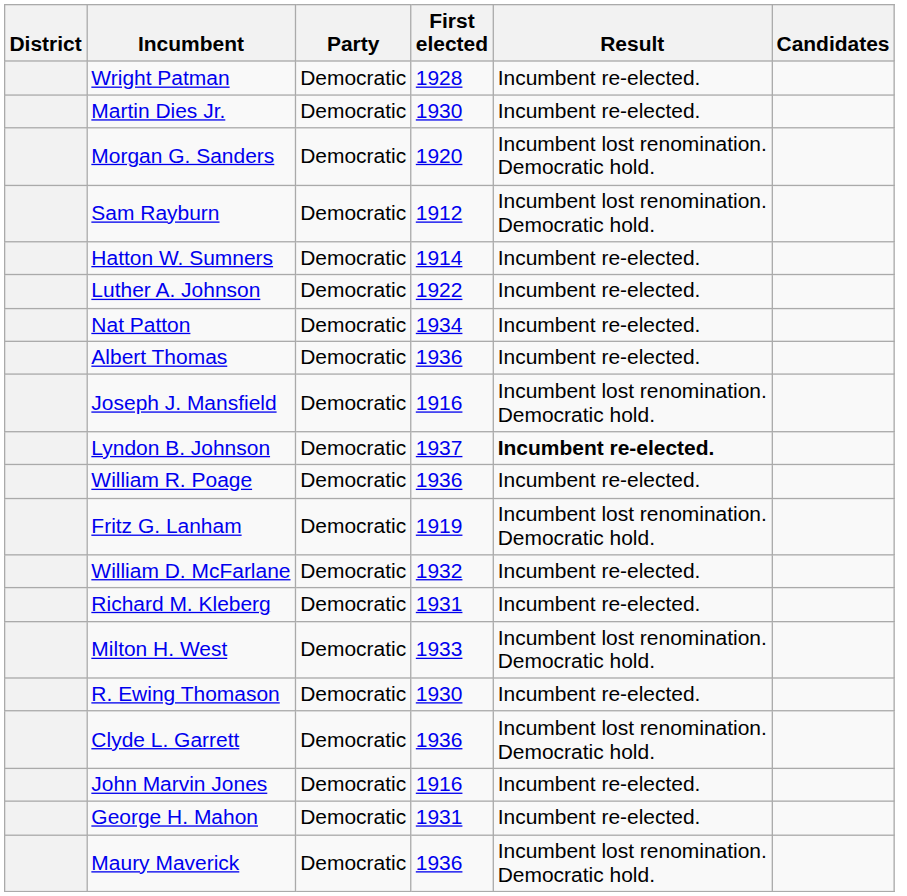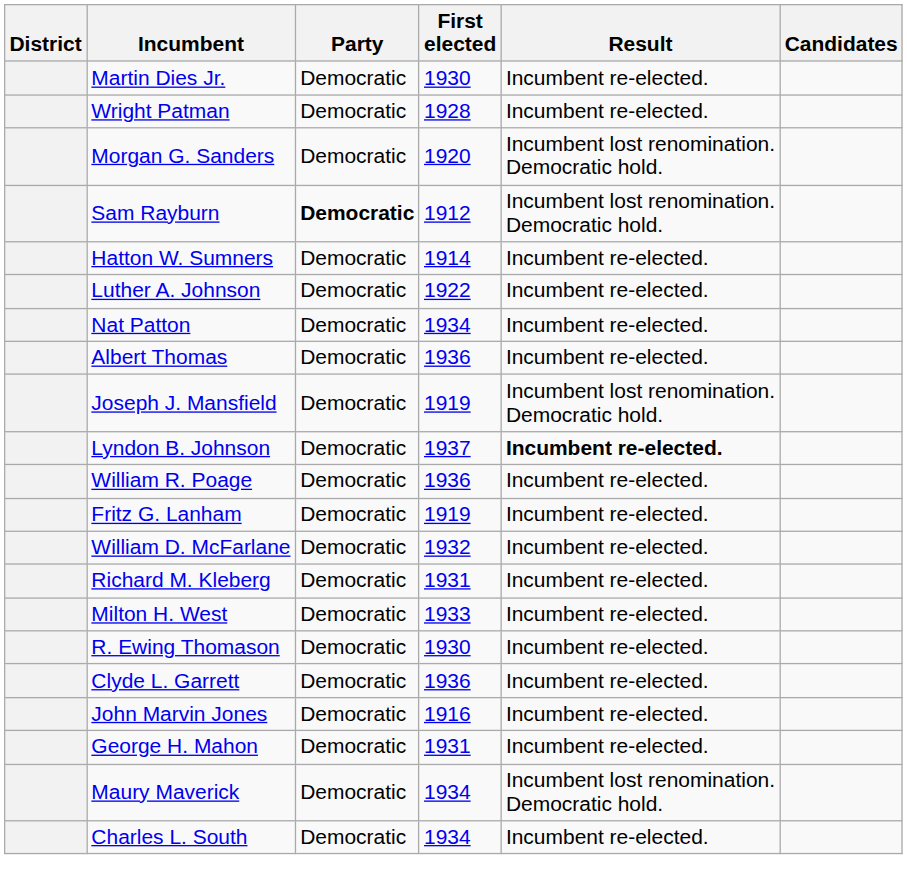rows swapped: (160, 77) <-> (158, 111)
(353, 213) normal -> (357, 213) bold
(439, 402) 1916 -> (447, 402) 1919
(632, 526) Incumbent lost renomination. Democratic hold. -> (607, 514) Incumbent re-elected.
(632, 649) Incumbent lost renomination. Democratic hold. -> (607, 614) Incumbent re-elected.
(632, 739) Incumbent lost renomination. Democratic hold. -> (607, 680) Incumbent re-elected.
(439, 862) 1936 -> (447, 792) 1934
+ row: (169, 837)
